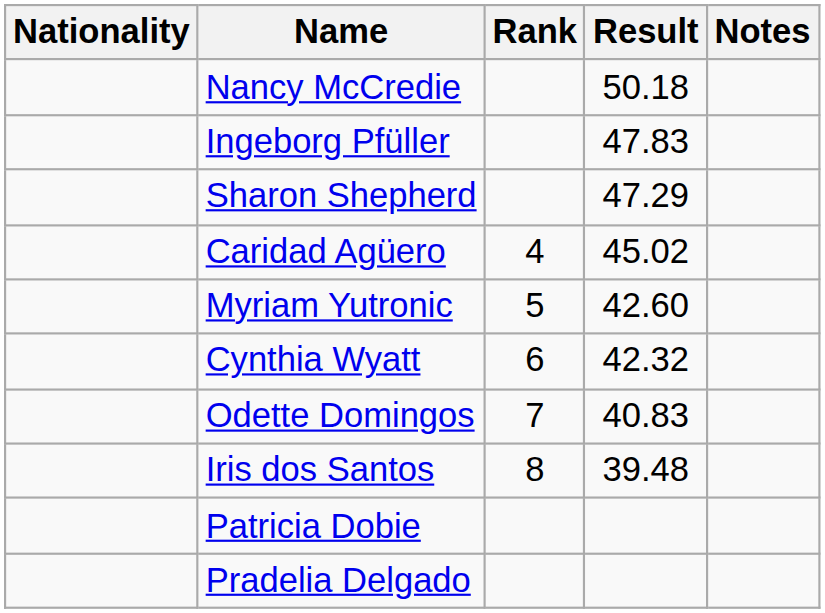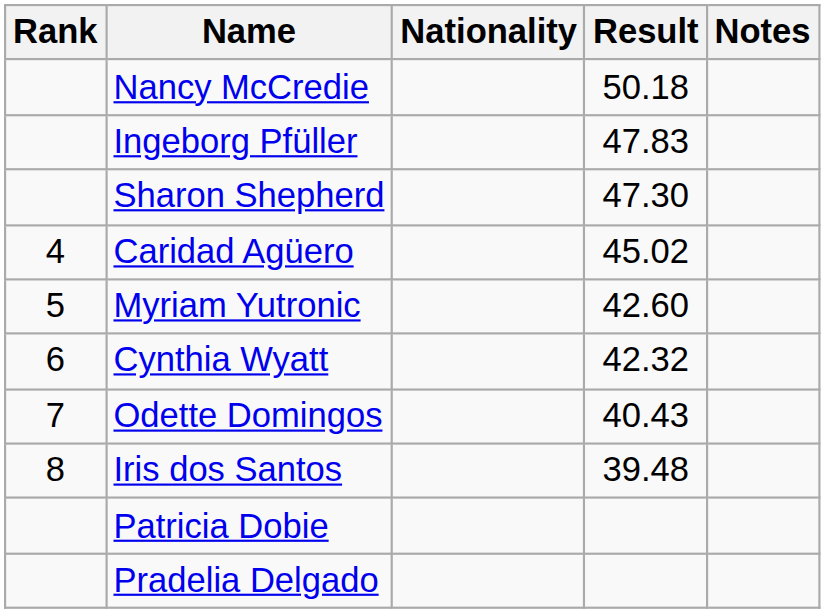columns swapped: (535, 31) <-> (101, 31)
(646, 196) 47.29 -> (646, 196) 47.30
(646, 415) 40.83 -> (646, 415) 40.43
